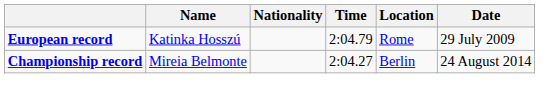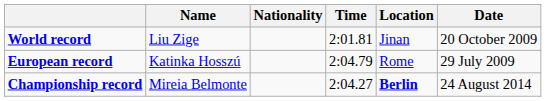+ row: (49, 38)
(397, 61) normal -> (398, 84) bold
